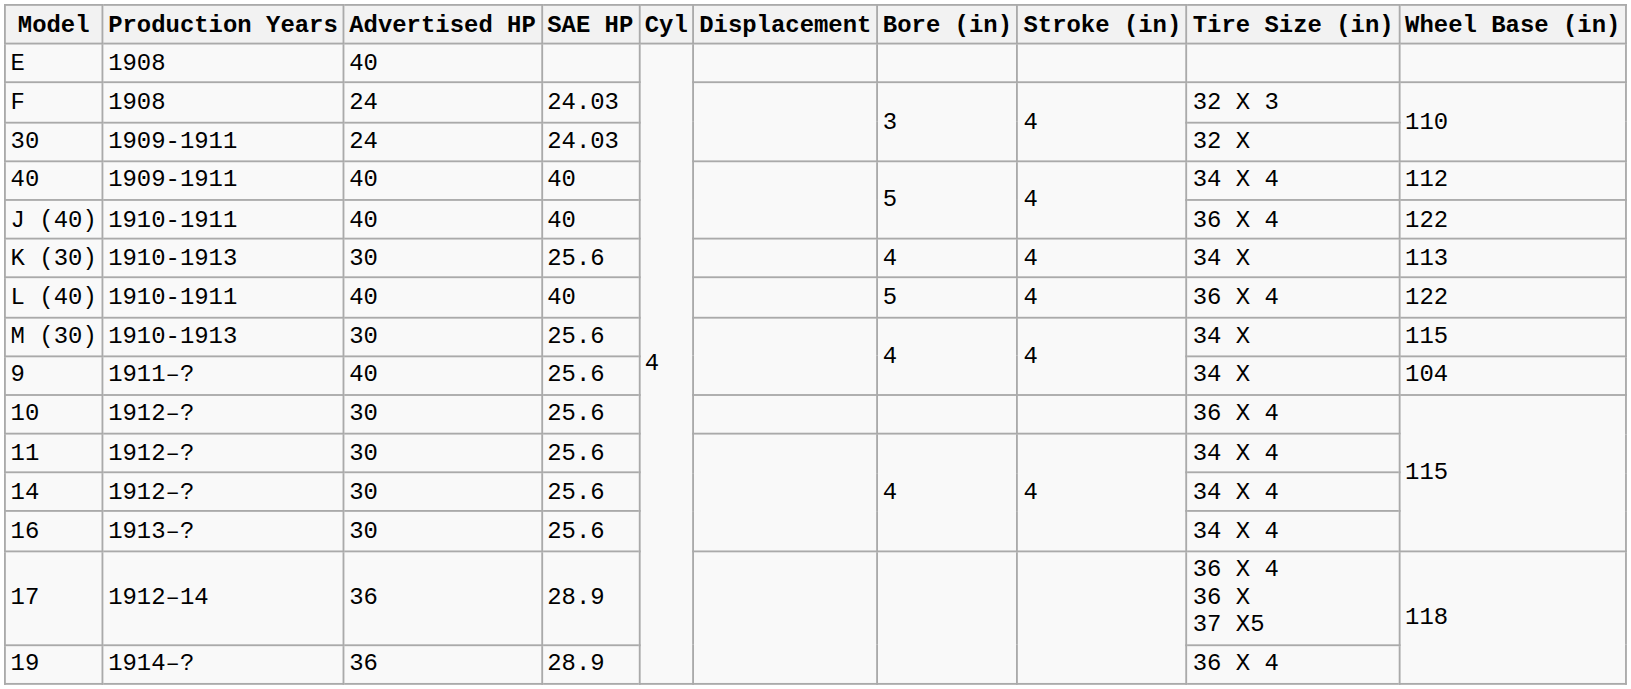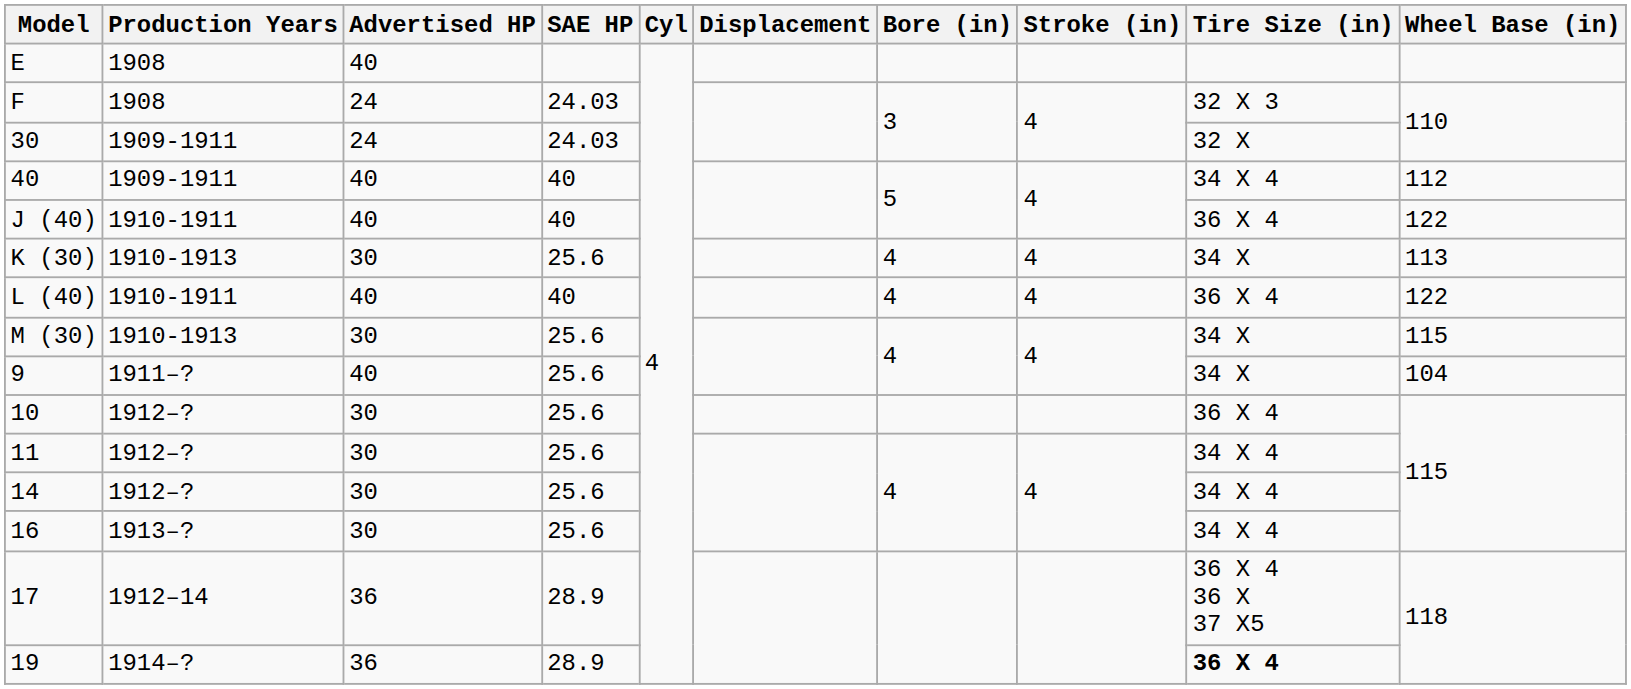(890, 297) 5 -> (890, 297) 4
(1236, 664) normal -> (1236, 664) bold
